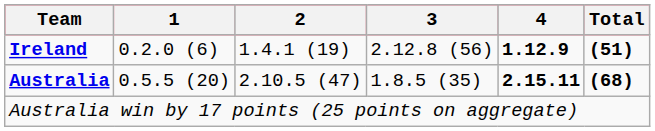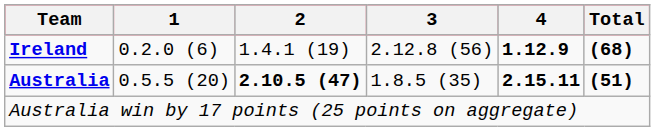(611, 50) (51) -> (611, 50) (68)
(300, 80) normal -> (300, 80) bold
(611, 80) (68) -> (611, 80) (51)
